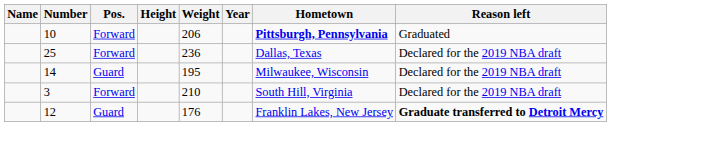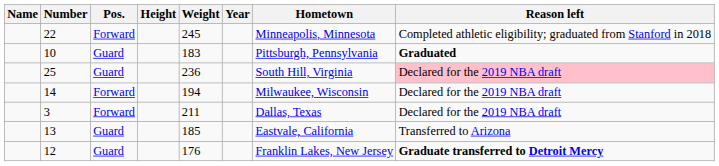+ row: (50, 33)
(114, 33) Forward -> (109, 53) Guard
(191, 33) 206 -> (191, 53) 183
(322, 33) bold -> (317, 53) normal
(424, 33) normal -> (427, 53) bold
(114, 53) Forward -> (109, 72) Guard
(288, 53) Dallas, Texas -> (304, 72) South Hill, Virginia
(480, 53) no background -> (480, 72) pink background
(109, 72) Guard -> (114, 92) Forward
(191, 72) 195 -> (191, 92) 194
(191, 92) 210 -> (191, 111) 211
(304, 92) South Hill, Virginia -> (288, 111) Dallas, Texas
+ row: (50, 131)
